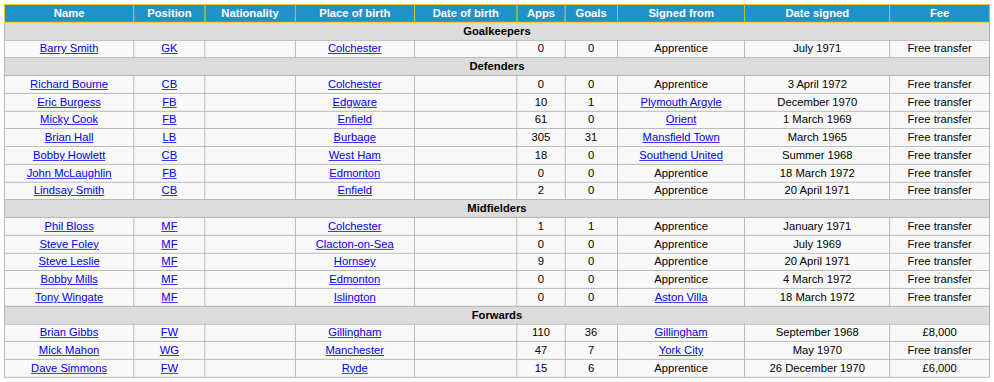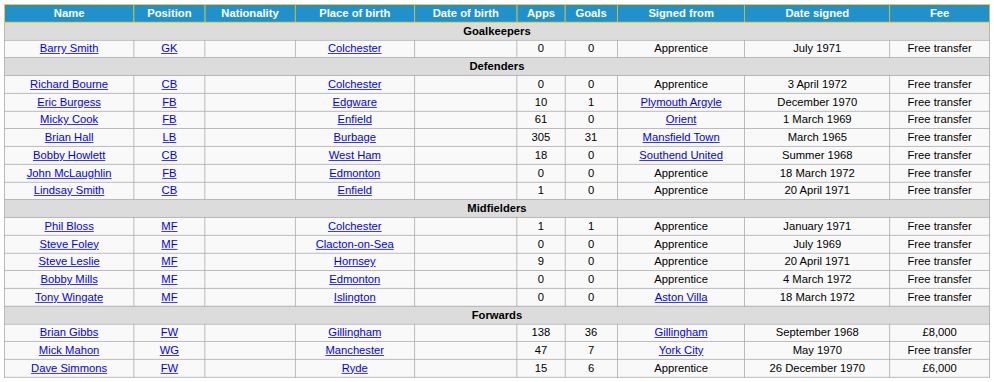(541, 191) 2 -> (541, 191) 1
(541, 333) 110 -> (541, 333) 138
